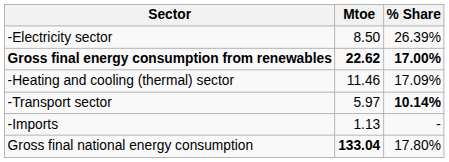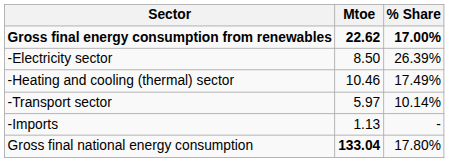rows swapped: (170, 59) <-> (60, 37)
(364, 80) 11.46 -> (363, 80) 10.46
(418, 80) 17.09% -> (418, 80) 17.49%
(418, 102) bold -> (418, 102) normal
